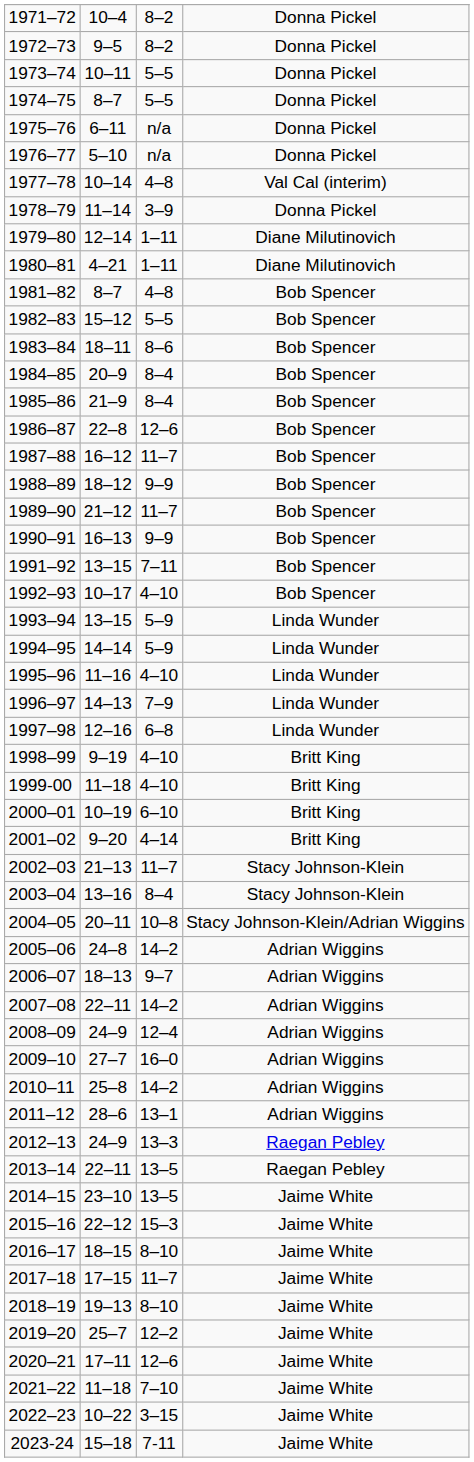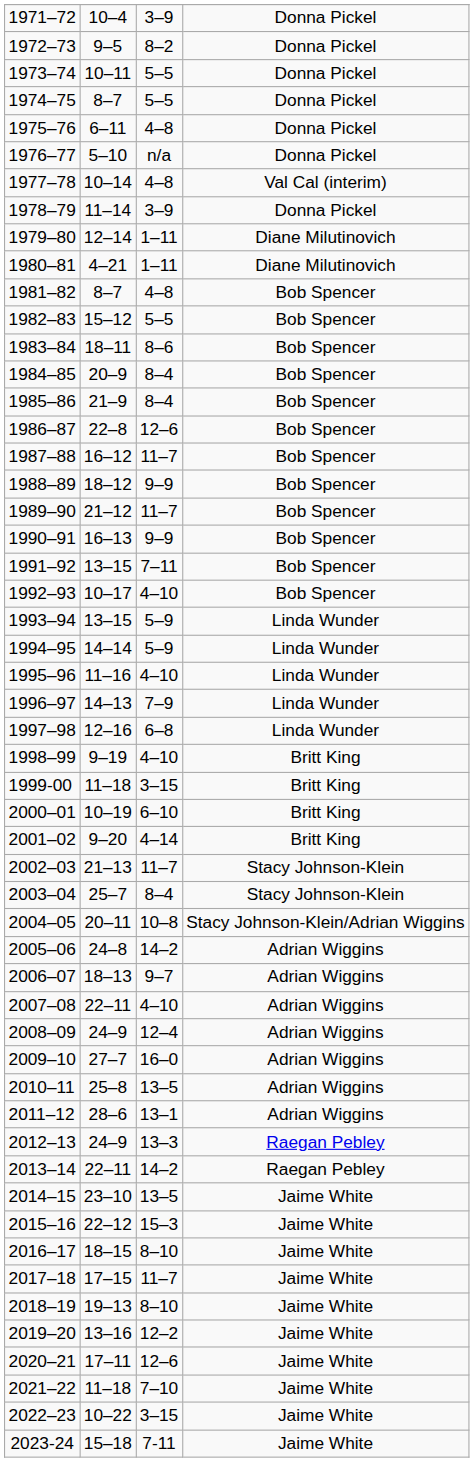(159, 18) 8–2 -> (159, 18) 3–9
(159, 127) n/a -> (159, 127) 4–8
(159, 785) 4–10 -> (159, 785) 3–15
(108, 895) 13–16 -> (108, 895) 25–7
(159, 1004) 14–2 -> (159, 1004) 4–10
(159, 1086) 14–2 -> (159, 1086) 13–5
(159, 1169) 13–5 -> (159, 1169) 14–2
(108, 1333) 25–7 -> (108, 1333) 13–16
